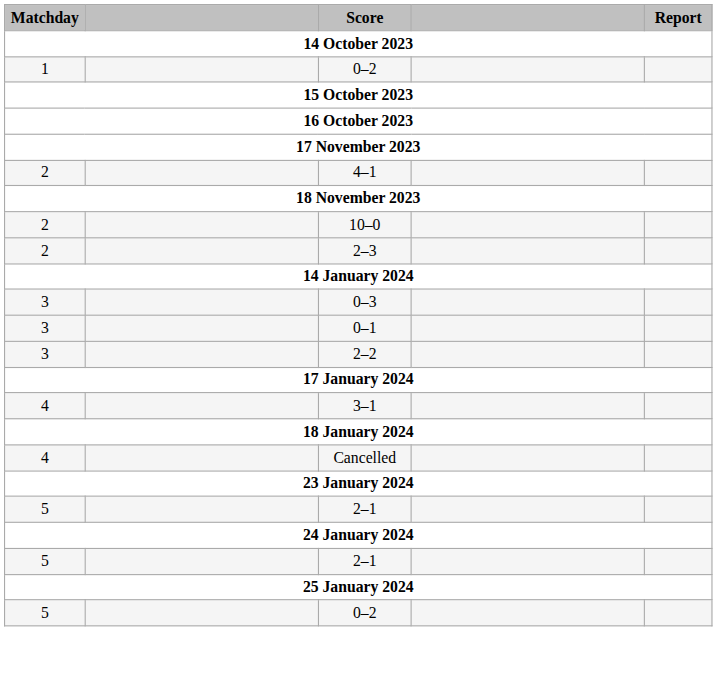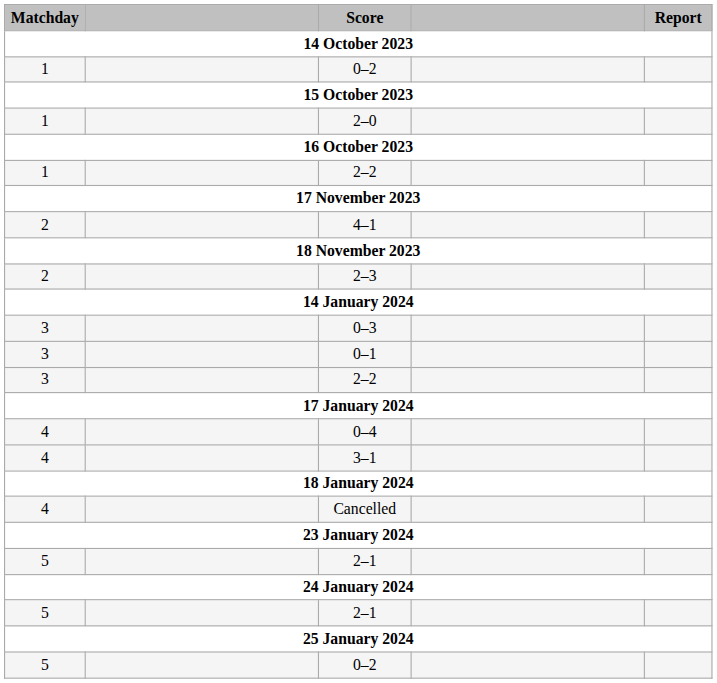+ row: (45, 121)
+ row: (45, 173)
- row: (45, 224)
+ row: (45, 432)
